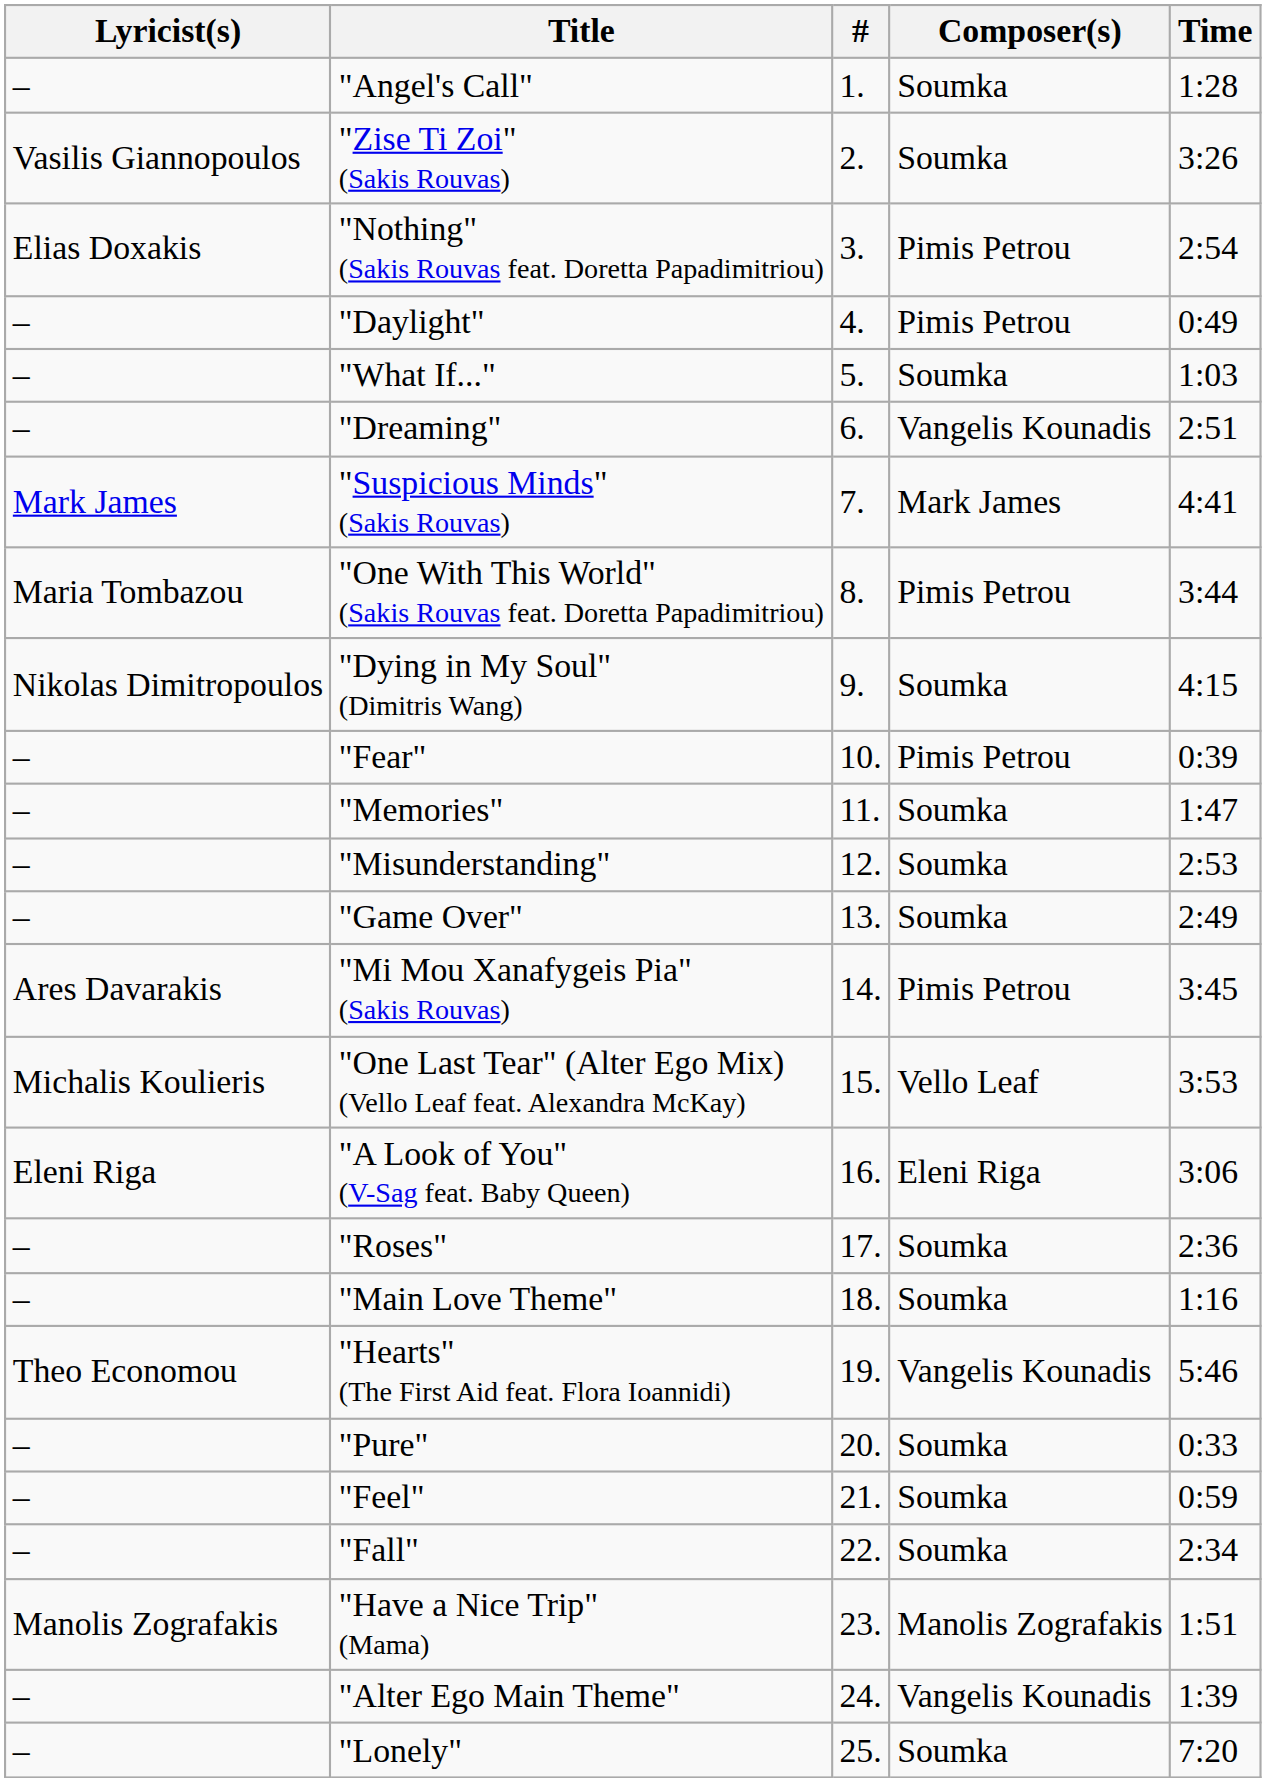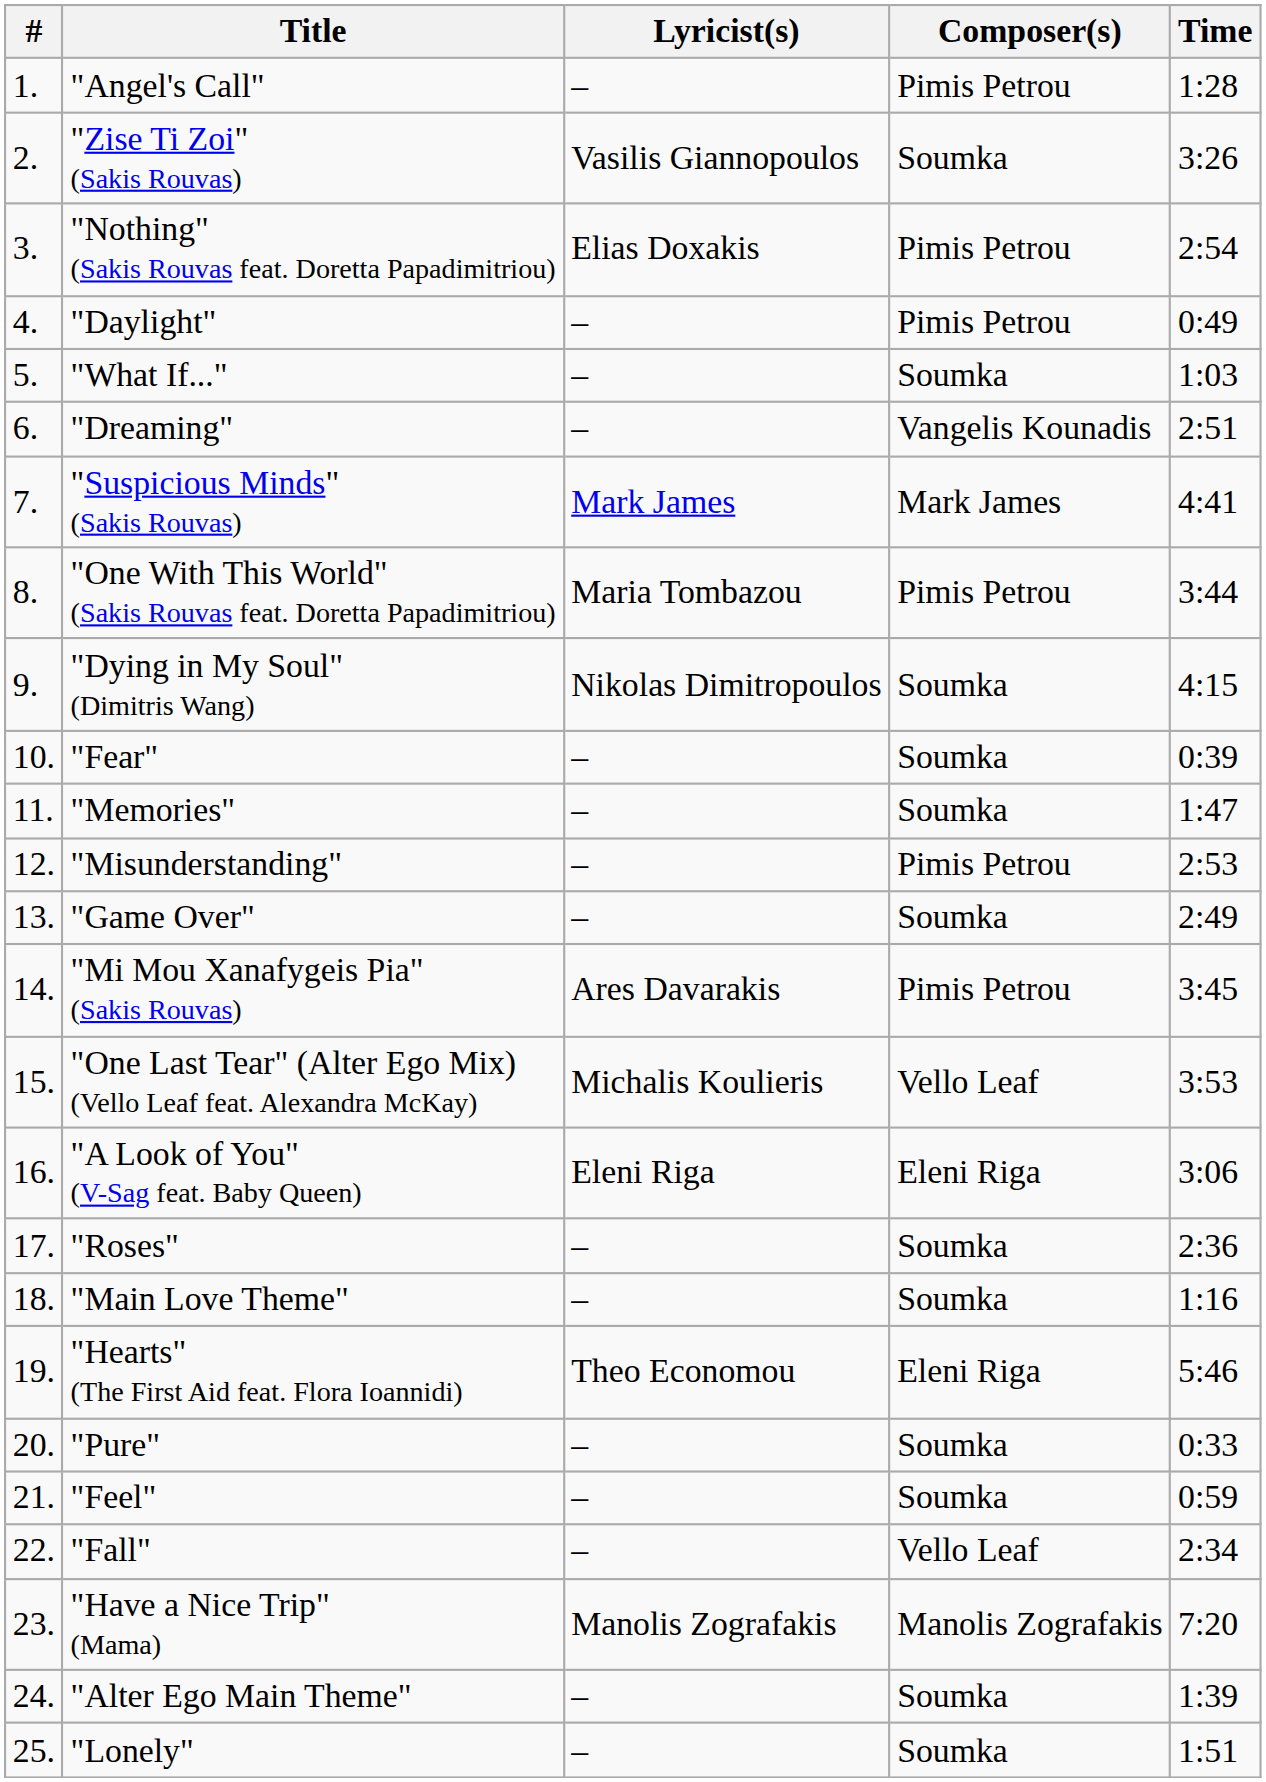columns swapped: (861, 31) <-> (168, 31)
(953, 84) Soumka -> (984, 84) Pimis Petrou
(984, 756) Pimis Petrou -> (953, 756) Soumka
(953, 863) Soumka -> (984, 863) Pimis Petrou
(1024, 1371) Vangelis Kounadis -> (969, 1371) Eleni Riga
(953, 1550) Soumka -> (968, 1550) Vello Leaf
(1208, 1623) 1:51 -> (1208, 1623) 7:20
(1024, 1696) Vangelis Kounadis -> (953, 1696) Soumka
(1208, 1749) 7:20 -> (1208, 1749) 1:51
